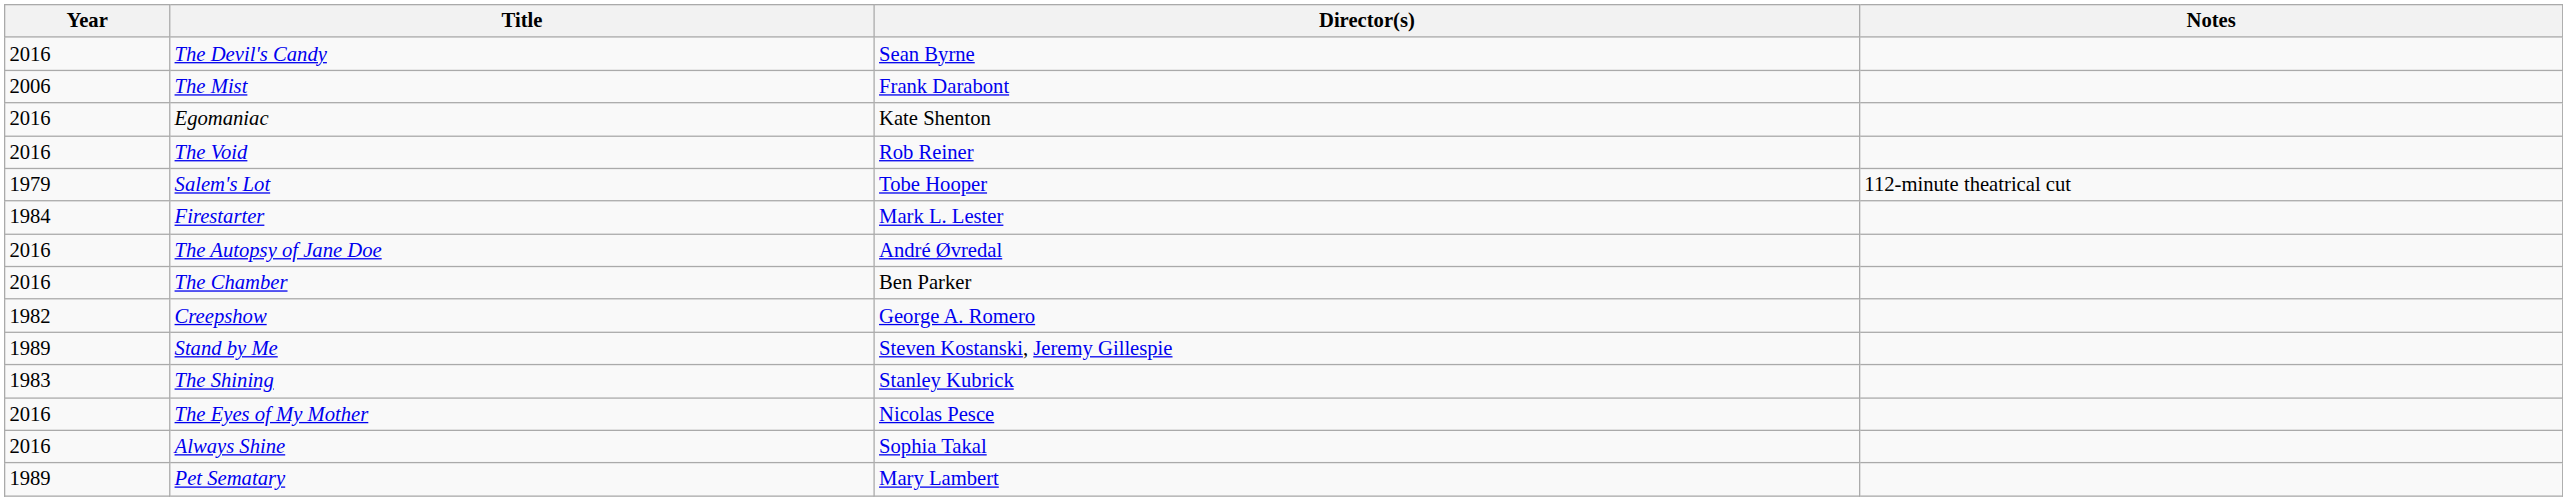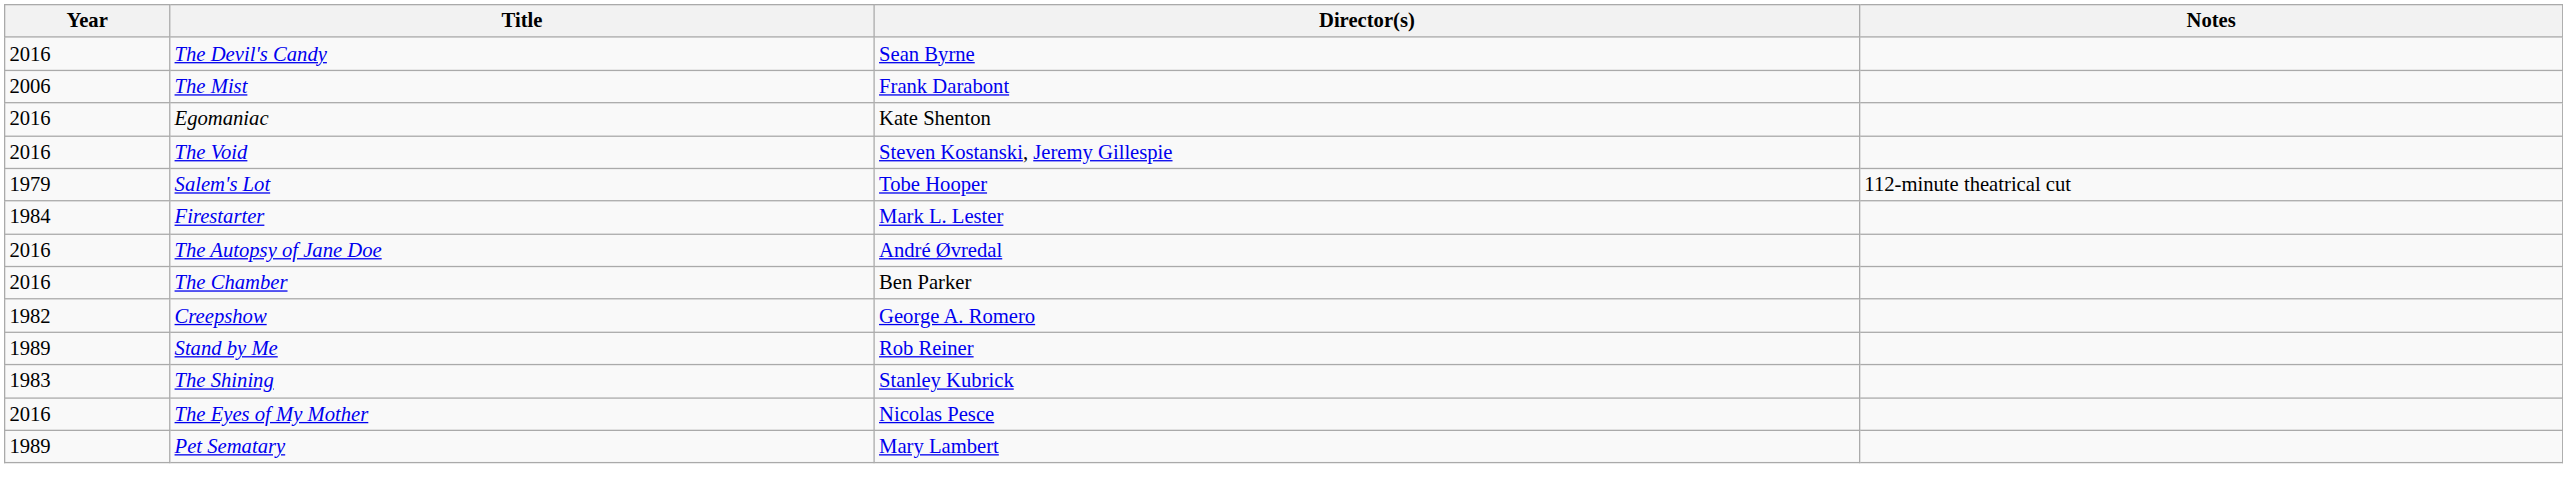(926, 151) Rob Reiner -> (1026, 151) Steven Kostanski, Jeremy Gillespie
(1026, 348) Steven Kostanski, Jeremy Gillespie -> (926, 348) Rob Reiner
- row: (230, 446)
